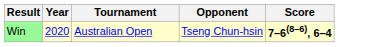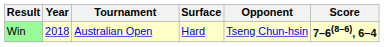+ column: (201, 13)
(57, 31) 2020 -> (57, 31) 2018
